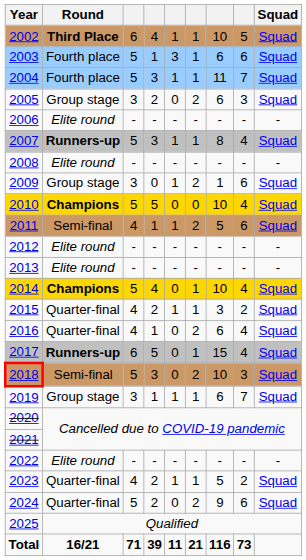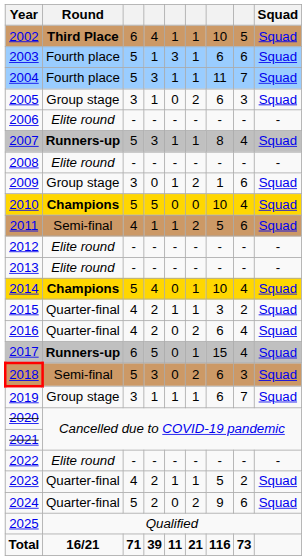(155, 99) 2 -> (155, 99) 1
(155, 330) 1 -> (155, 330) 2
(220, 374) 10 -> (220, 374) 6
